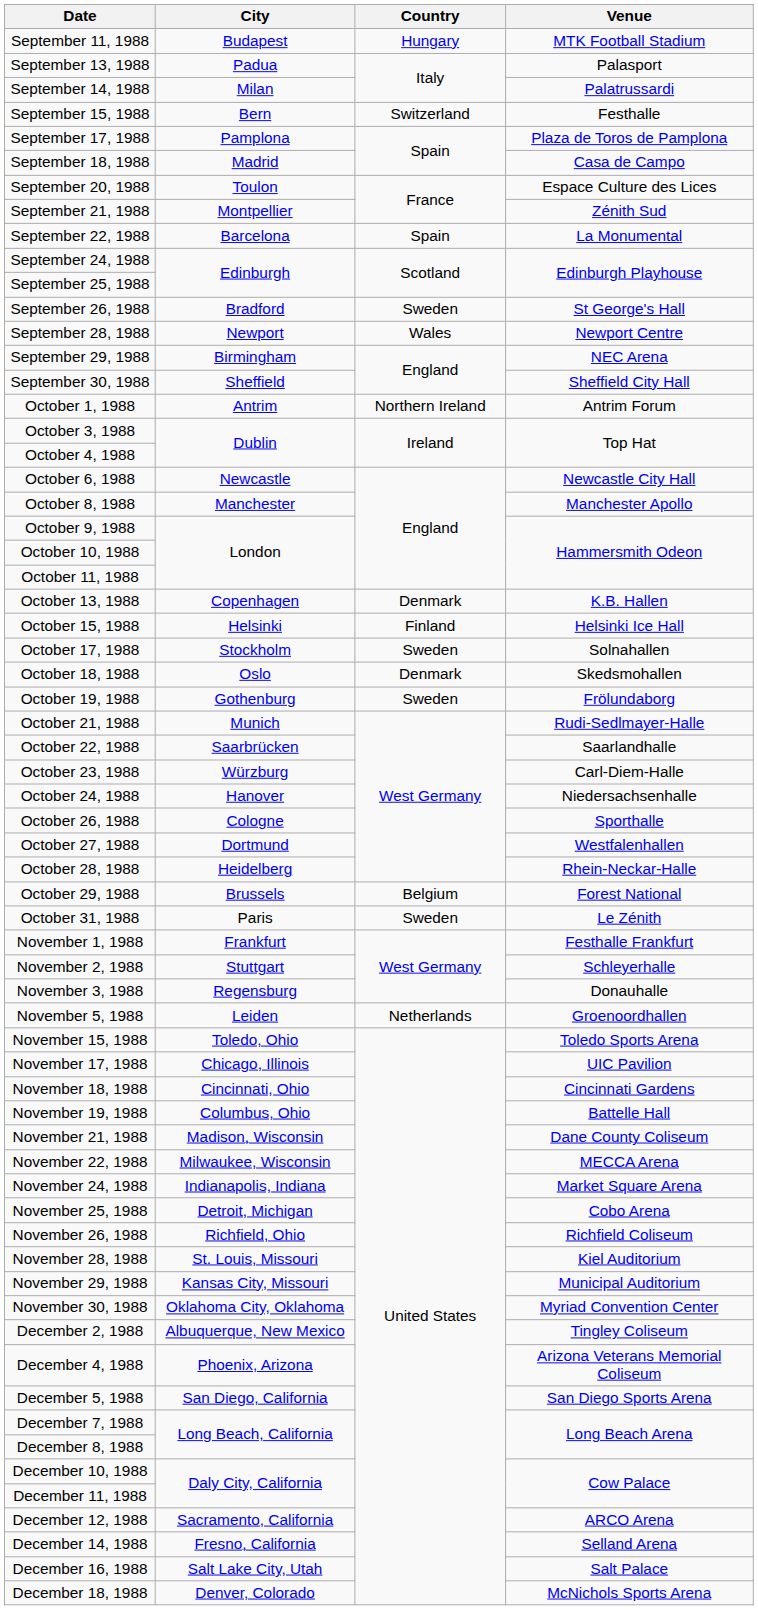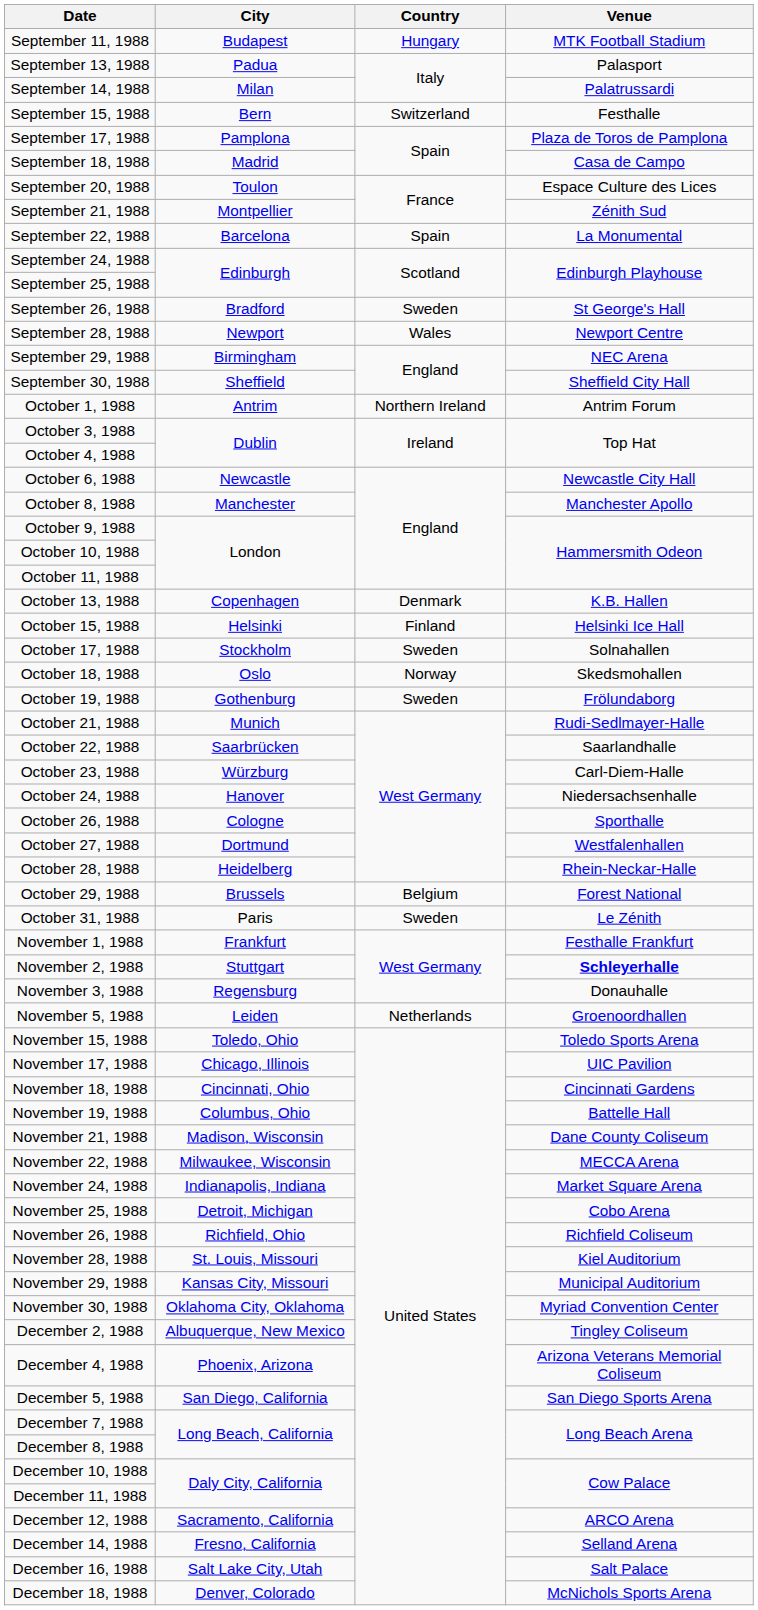(430, 674) Denmark -> (430, 674) Norway
(629, 966) normal -> (629, 966) bold
